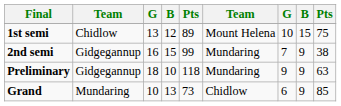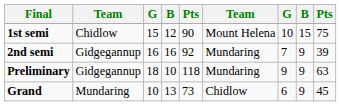(153, 33) 13 -> (153, 33) 15
(188, 33) 89 -> (188, 33) 90
(170, 52) 15 -> (170, 52) 16
(188, 52) 99 -> (188, 52) 92
(323, 52) 38 -> (323, 52) 39
(323, 91) 85 -> (323, 91) 45
